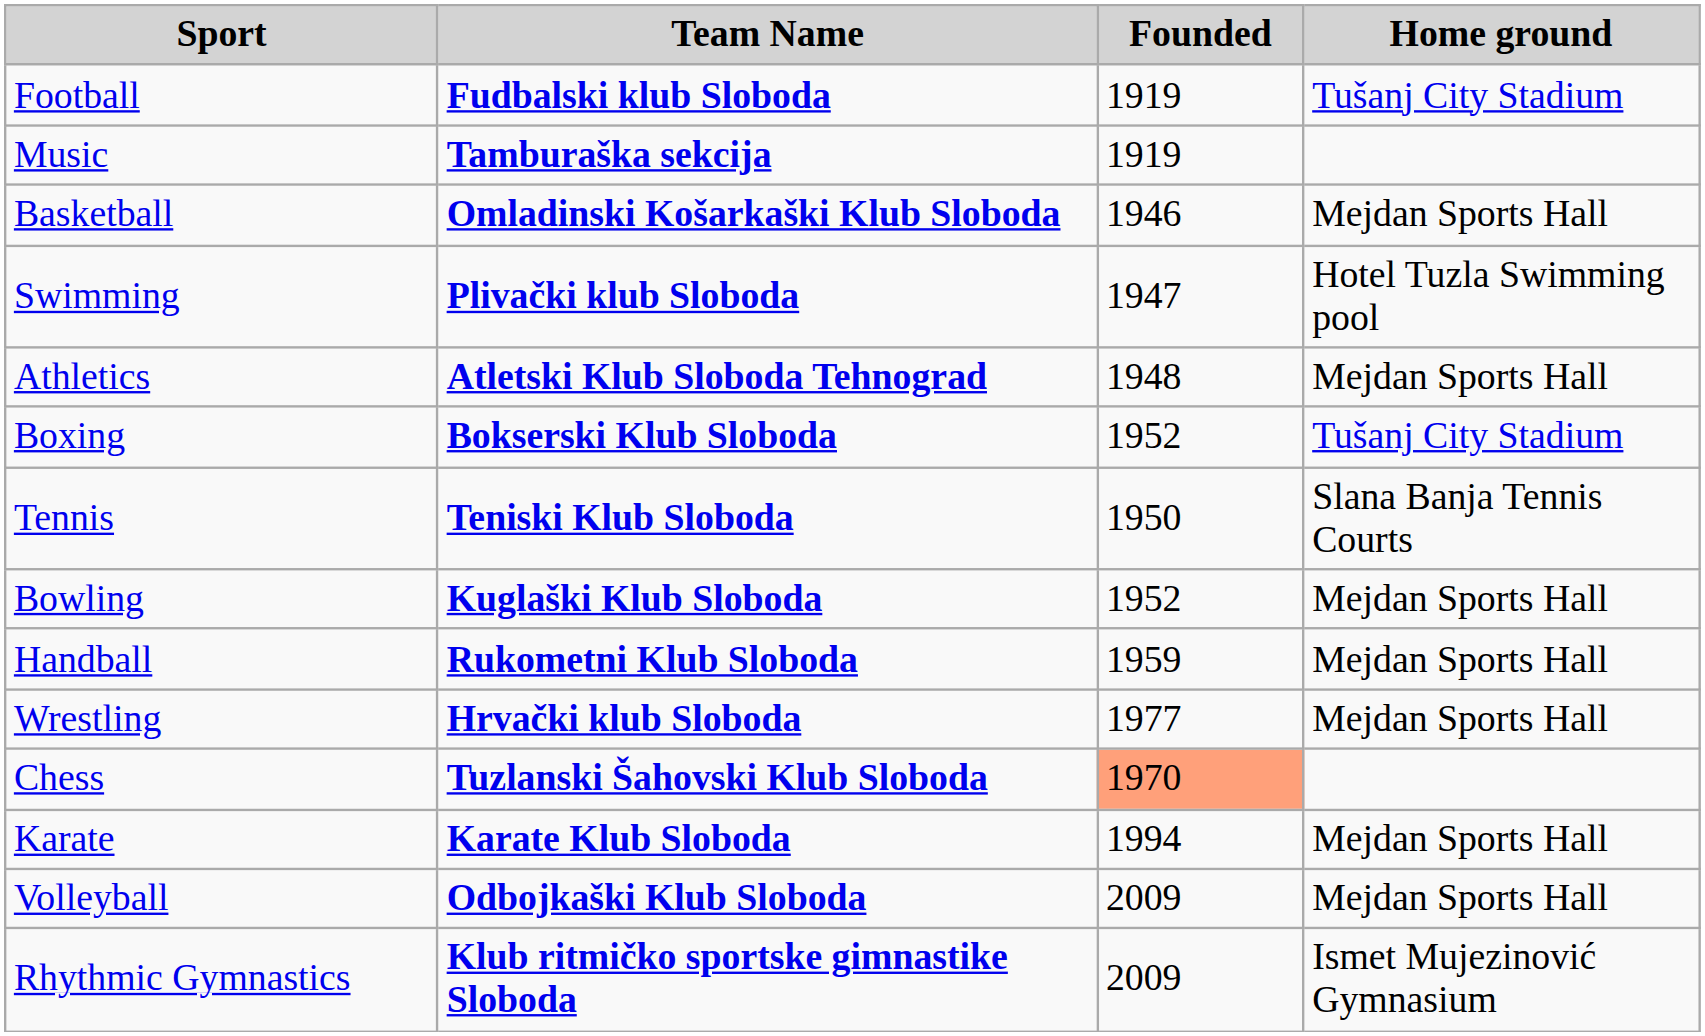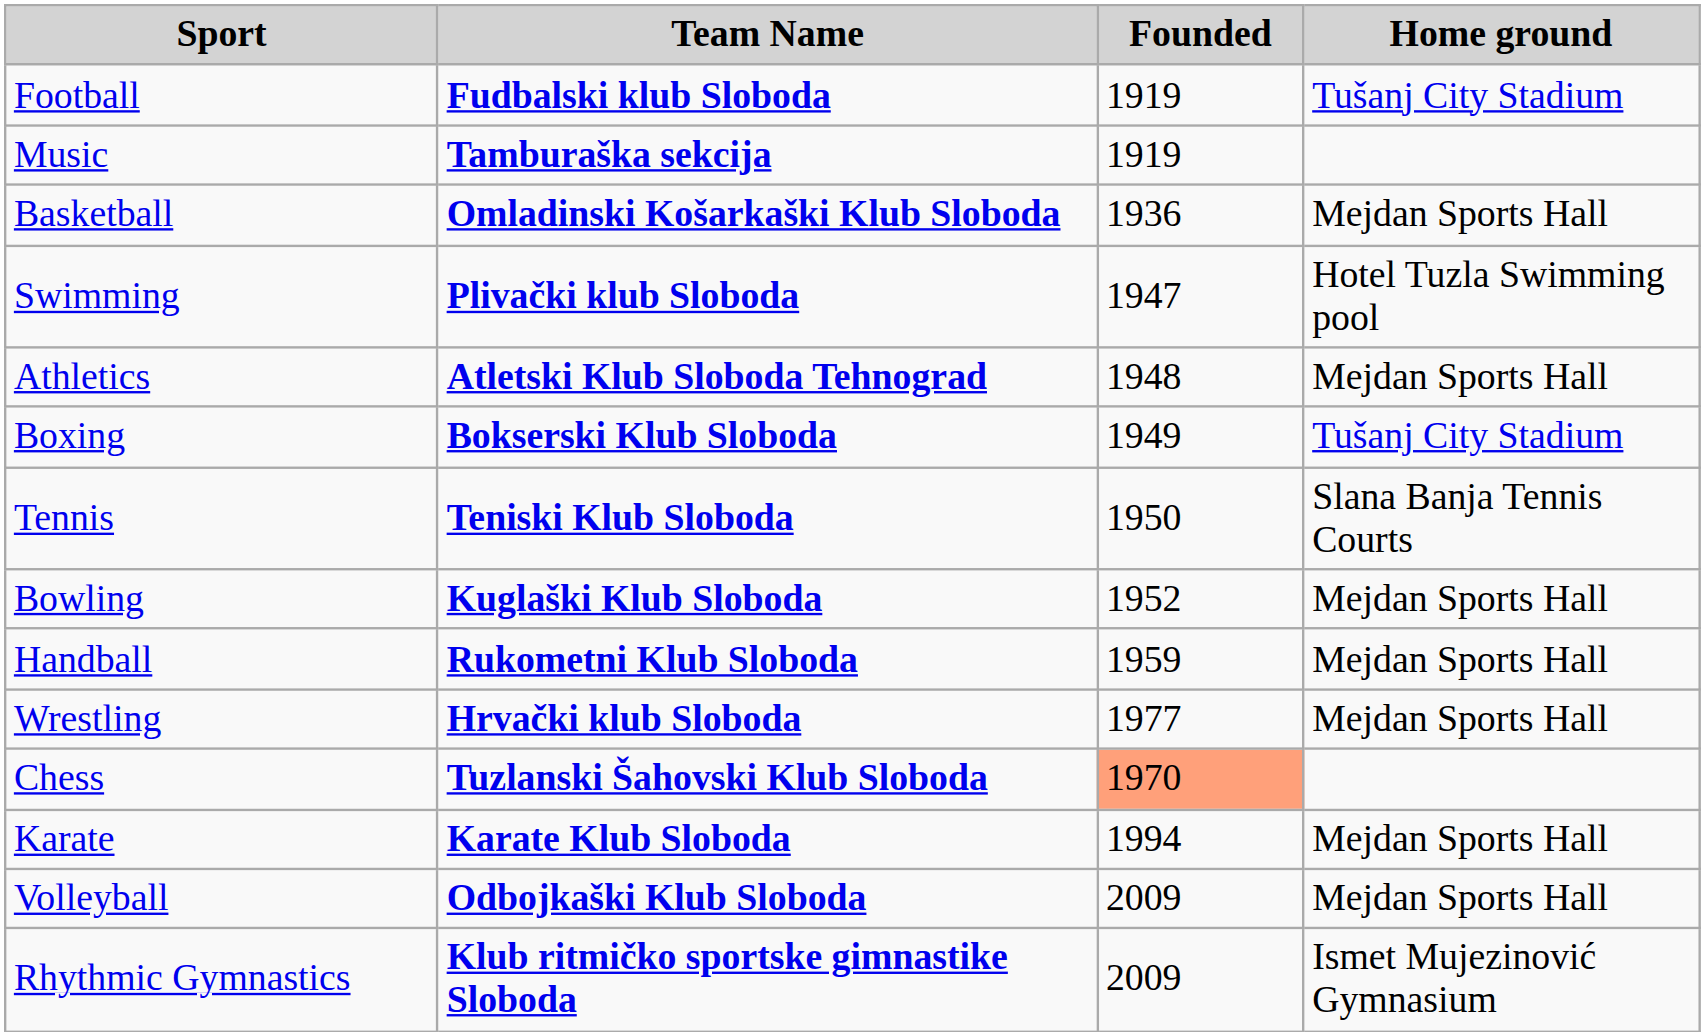(1144, 214) 1946 -> (1144, 214) 1936
(1144, 436) 1952 -> (1144, 436) 1949
